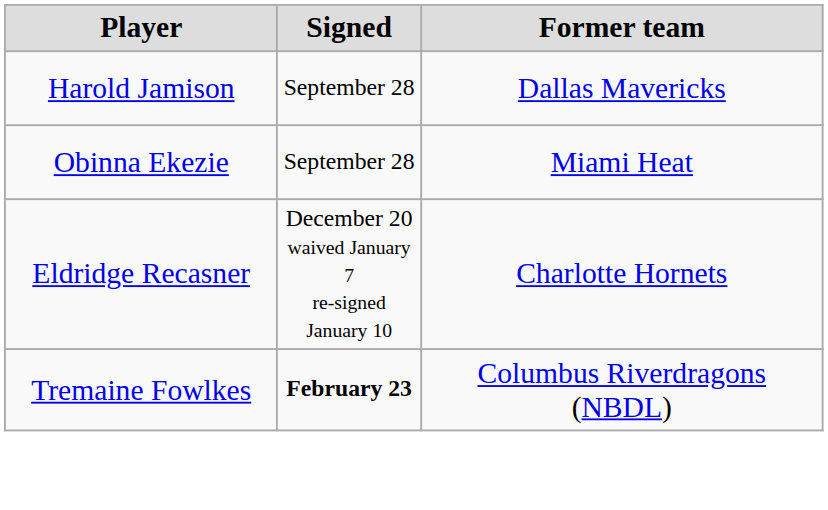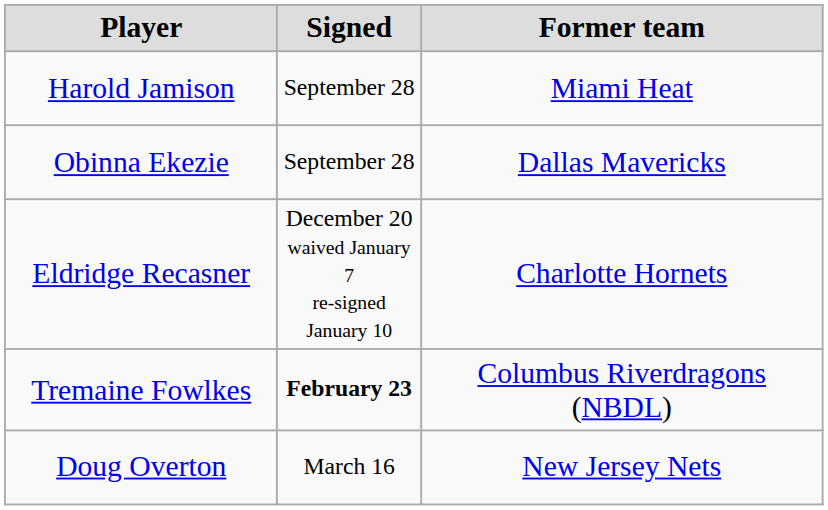(622, 88) Dallas Mavericks -> (622, 88) Miami Heat
(622, 162) Miami Heat -> (622, 162) Dallas Mavericks
+ row: (141, 466)
